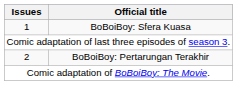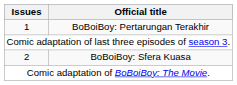(141, 27) BoBoiBoy: Sfera Kuasa -> (141, 27) BoBoiBoy: Pertarungan Terakhir
(141, 57) BoBoiBoy: Pertarungan Terakhir -> (141, 57) BoBoiBoy: Sfera Kuasa
